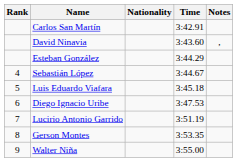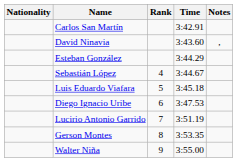columns swapped: (17, 12) <-> (149, 12)
